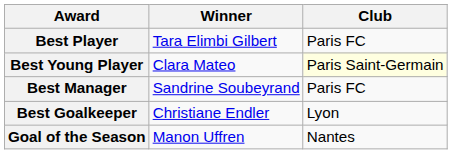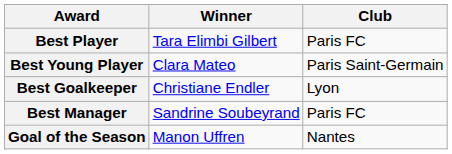(375, 64) lightyellow background -> (375, 64) no background
rows swapped: (77, 112) <-> (77, 88)
